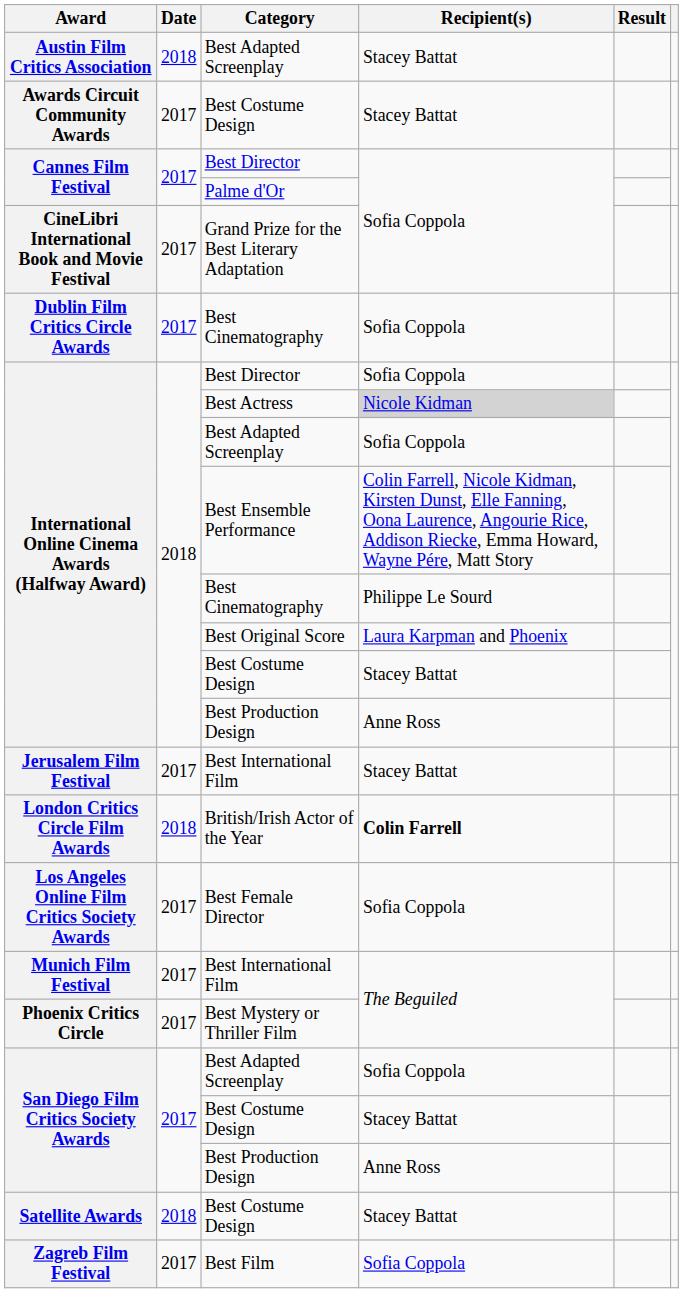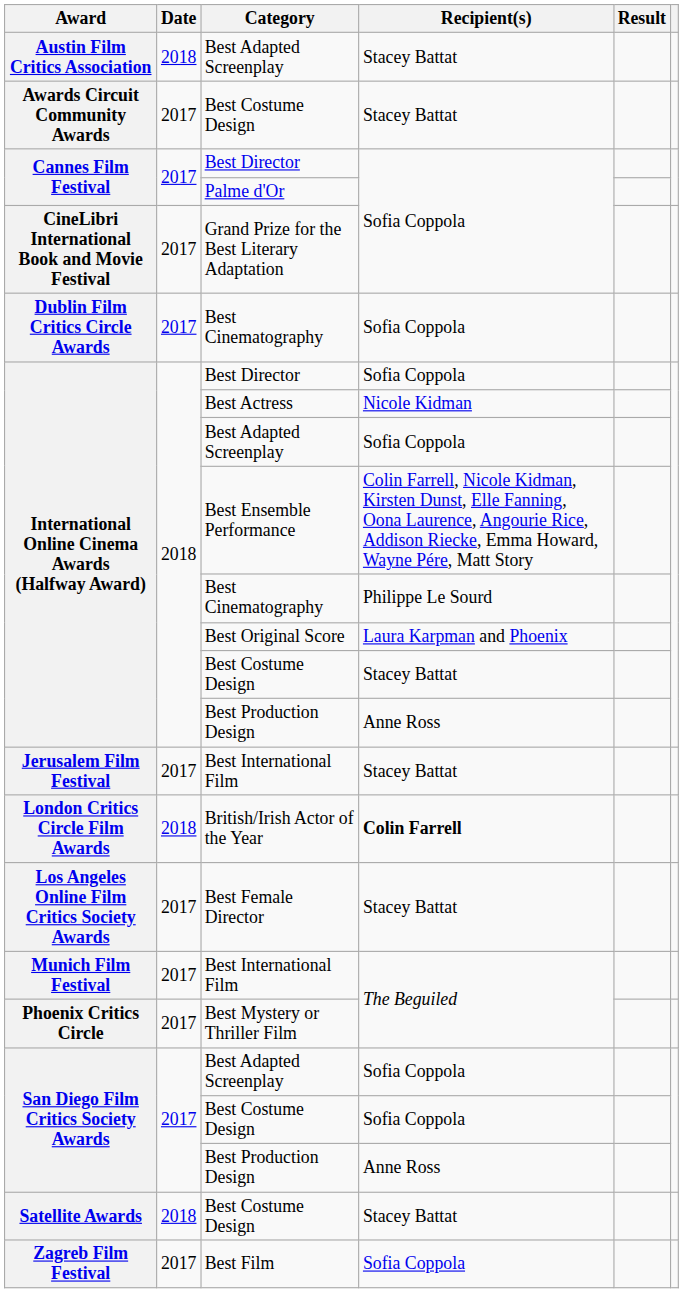(417, 403) lightgrey background -> (417, 403) no background
(414, 906) Sofia Coppola -> (410, 906) Stacey Battat
(410, 1119) Stacey Battat -> (414, 1119) Sofia Coppola
